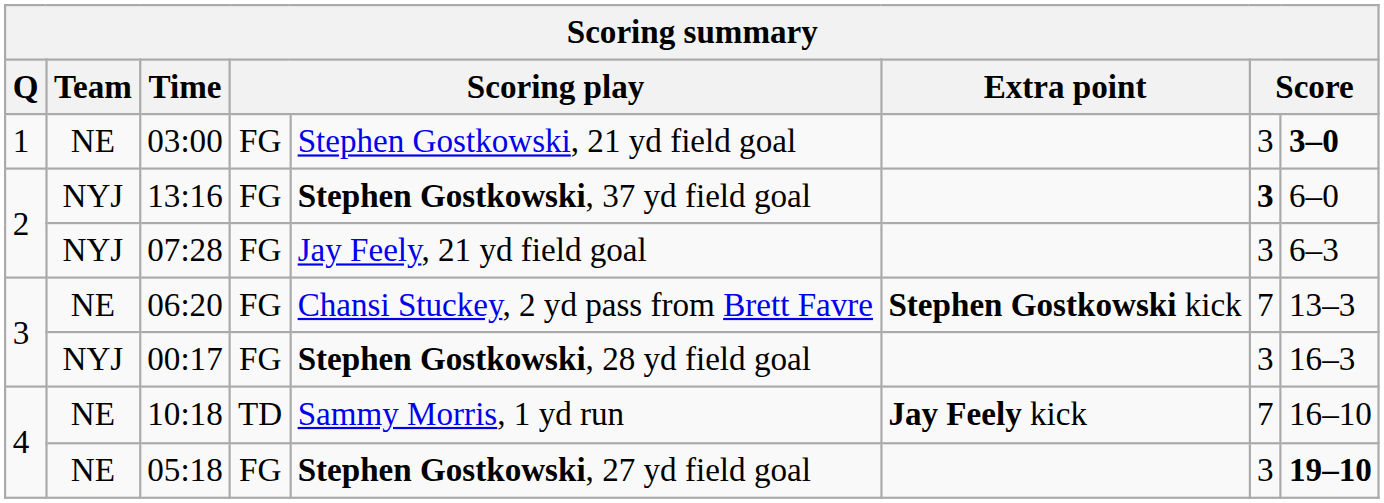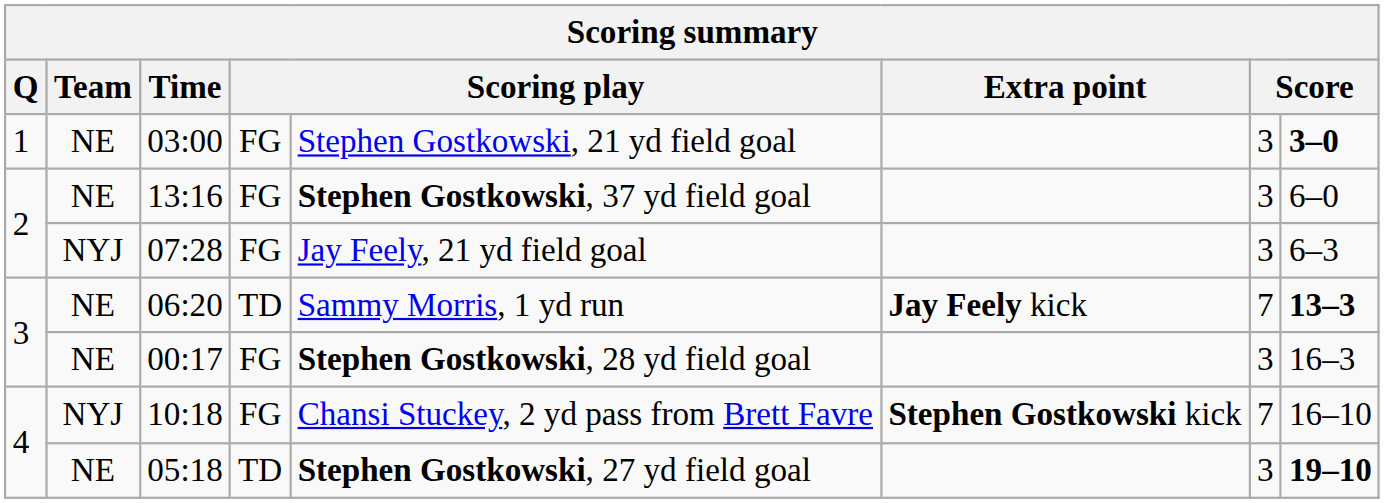(93, 195) NYJ -> (93, 195) NE
(1265, 195) bold -> (1265, 195) normal
(260, 305) FG -> (260, 305) TD
(585, 305) Chansi Stuckey, 2 yd pass from Brett Favre -> (461, 305) Sammy Morris, 1 yd run
(1065, 305) Stephen Gostkowski kick -> (988, 305) Jay Feely kick
(1322, 305) normal -> (1322, 305) bold
(93, 359) NYJ -> (93, 359) NE
(93, 414) NE -> (93, 414) NYJ
(260, 414) TD -> (260, 414) FG
(461, 414) Sammy Morris, 1 yd run -> (585, 414) Chansi Stuckey, 2 yd pass from Brett Favre
(988, 414) Jay Feely kick -> (1065, 414) Stephen Gostkowski kick
(260, 469) FG -> (260, 469) TD
